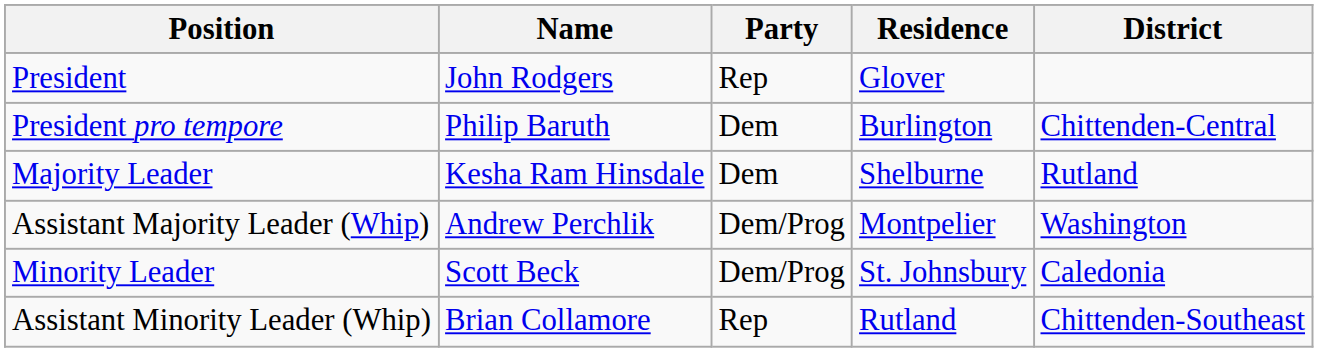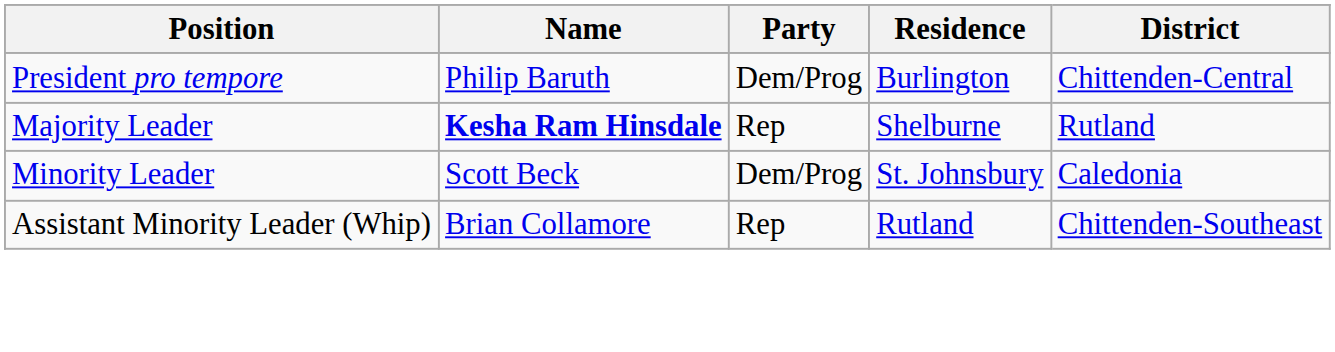- row: (69, 77)
(748, 126) Dem -> (799, 77) Dem/Prog
(575, 175) normal -> (583, 126) bold
(748, 175) Dem -> (761, 126) Rep
- row: (221, 223)
